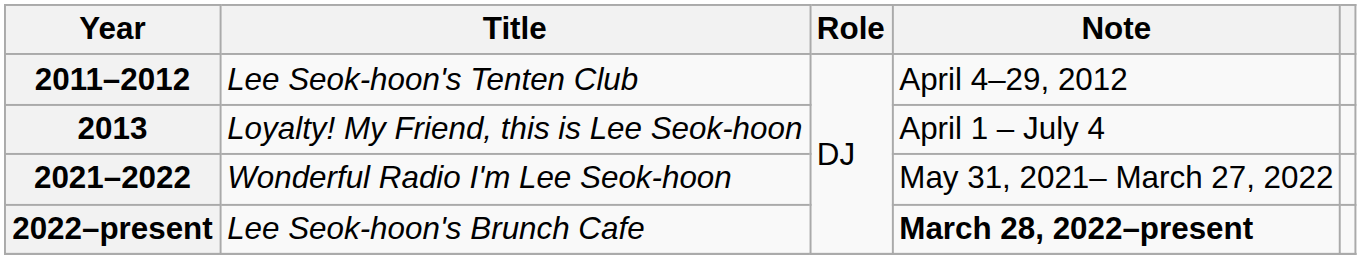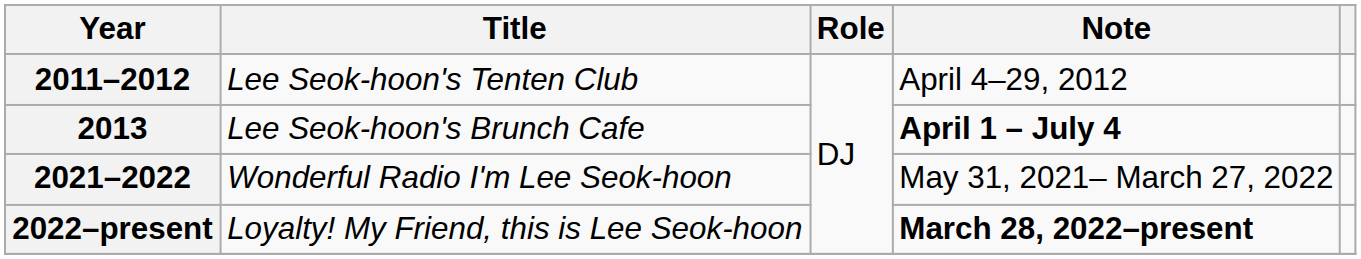(515, 128) Loyalty! My Friend, this is Lee Seok-hoon -> (436, 128) Lee Seok-hoon's Brunch Cafe
(1002, 128) normal -> (1010, 128) bold
(436, 228) Lee Seok-hoon's Brunch Cafe -> (515, 228) Loyalty! My Friend, this is Lee Seok-hoon
